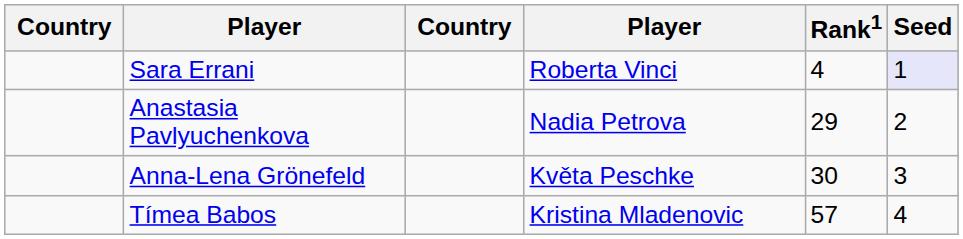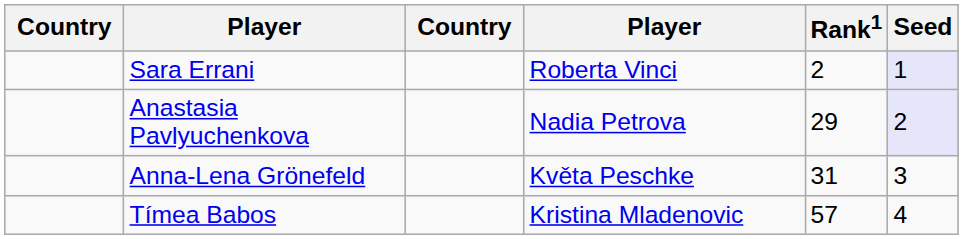(817, 69) 4 -> (817, 69) 2
(900, 122) no background -> (900, 122) lavender background
(824, 175) 30 -> (824, 175) 31
